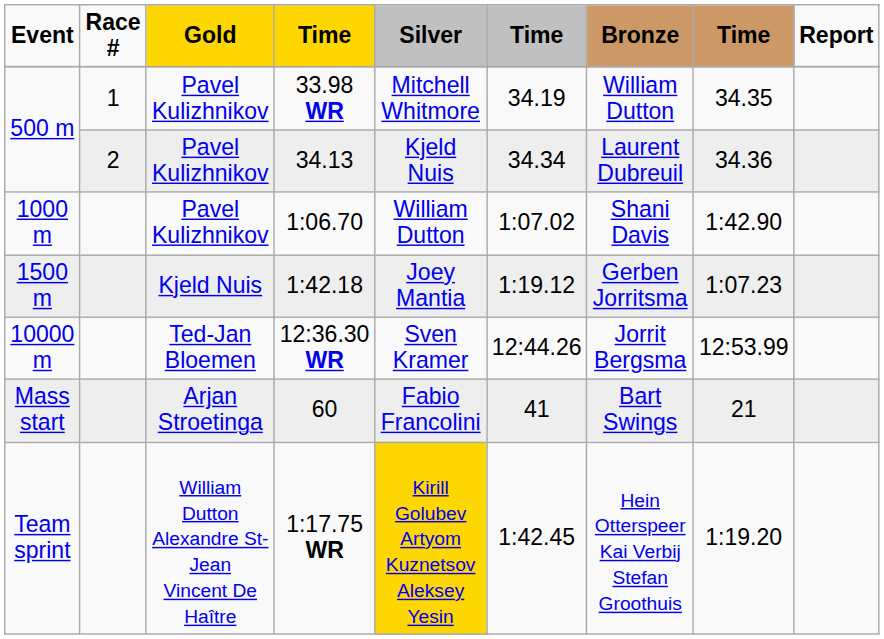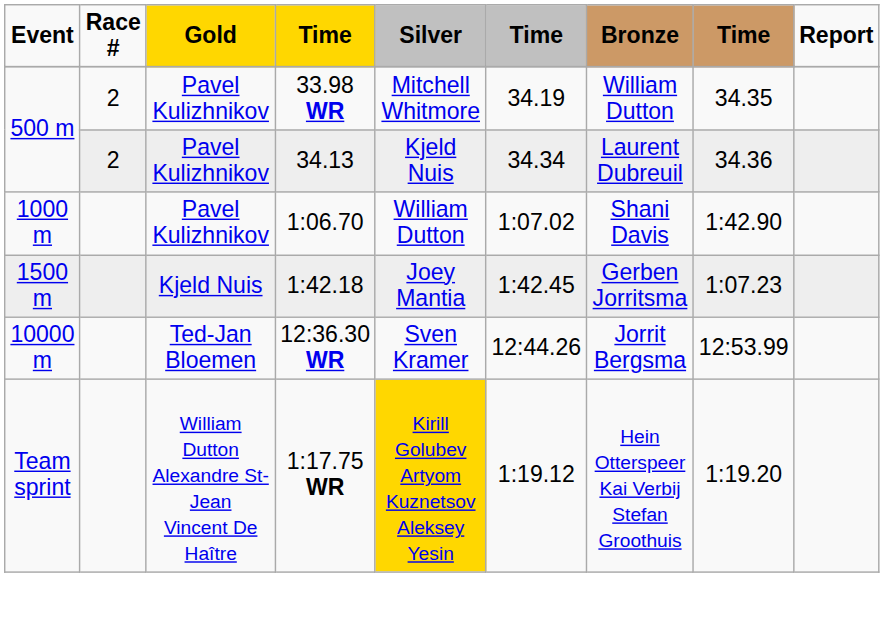(113, 98) 1 -> (113, 98) 2
(537, 285) 1:19.12 -> (536, 285) 1:42.45
- row: (325, 410)
(537, 537) 1:42.45 -> (536, 475) 1:19.12
